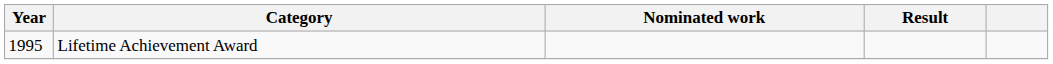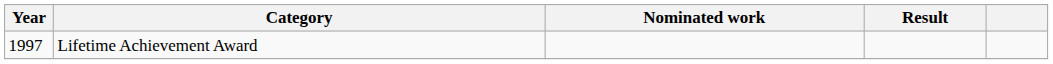(25, 44) 1995 -> (25, 44) 1997
